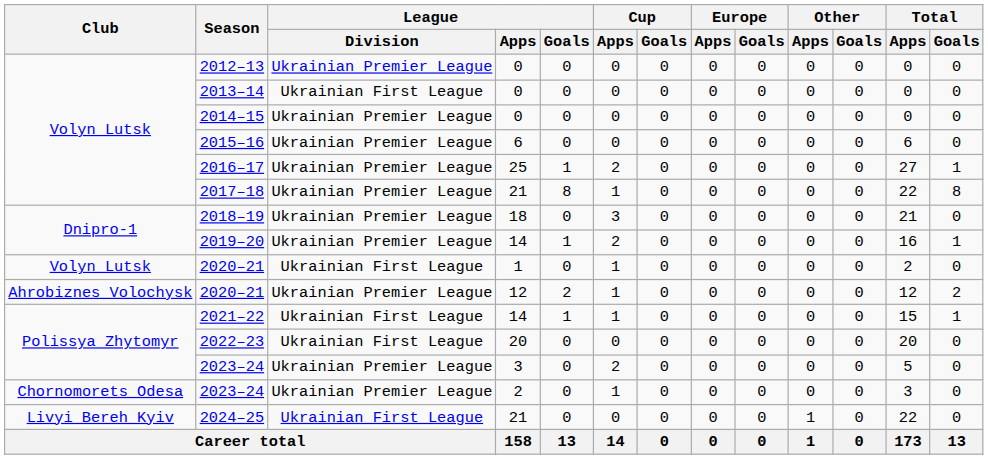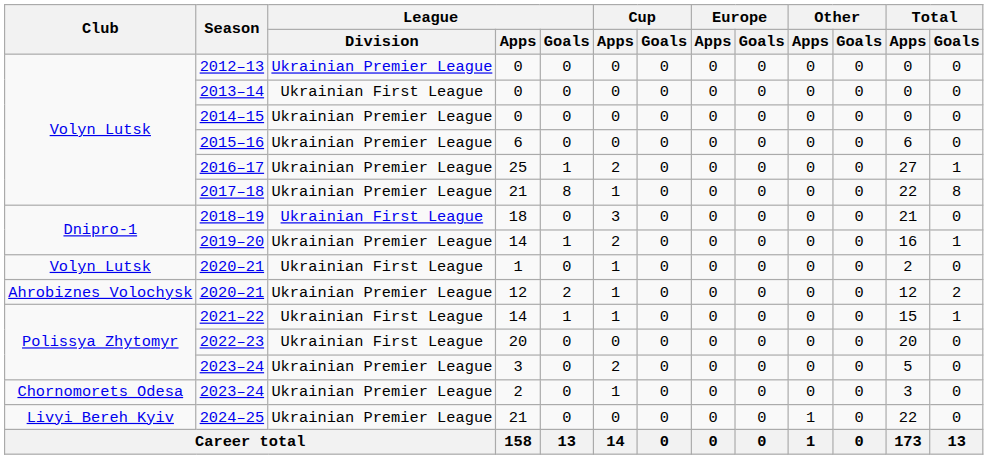(382, 217) Ukrainian Premier League -> (382, 217) Ukrainian First League
(382, 417) Ukrainian First League -> (382, 417) Ukrainian Premier League
